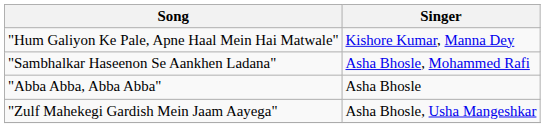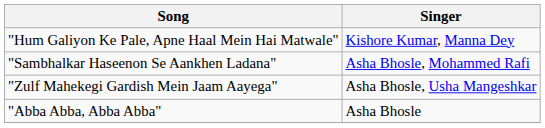rows swapped: (143, 110) <-> (85, 87)
